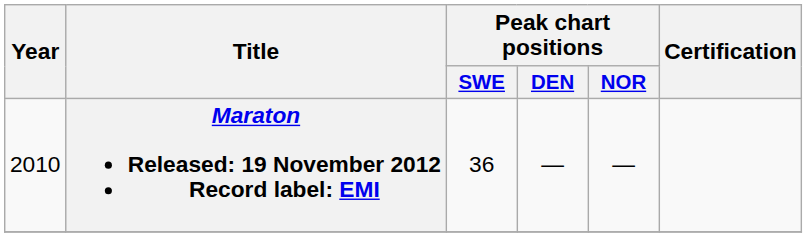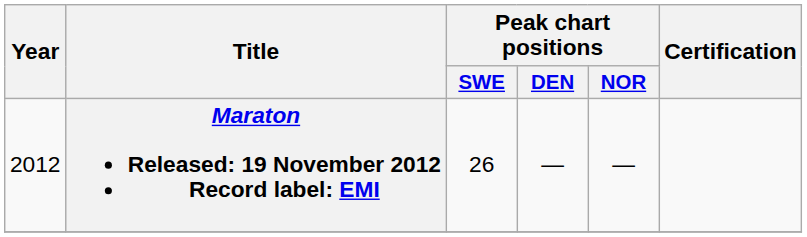(35, 164) 2010 -> (35, 164) 2012
(482, 164) 36 -> (482, 164) 26
